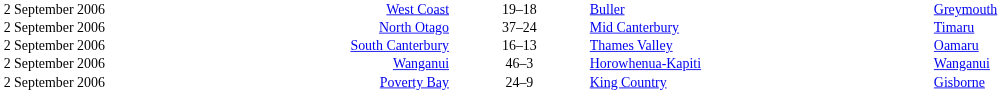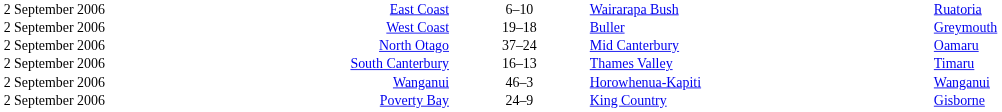+ row: (419, 9)
(954, 27) Timaru -> (956, 45) Oamaru
(956, 45) Oamaru -> (954, 64) Timaru
